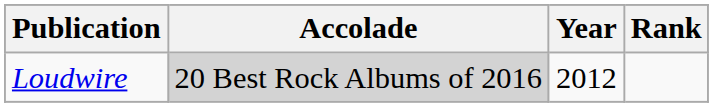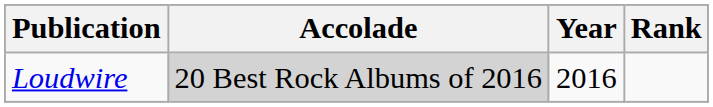(586, 76) 2012 -> (586, 76) 2016
